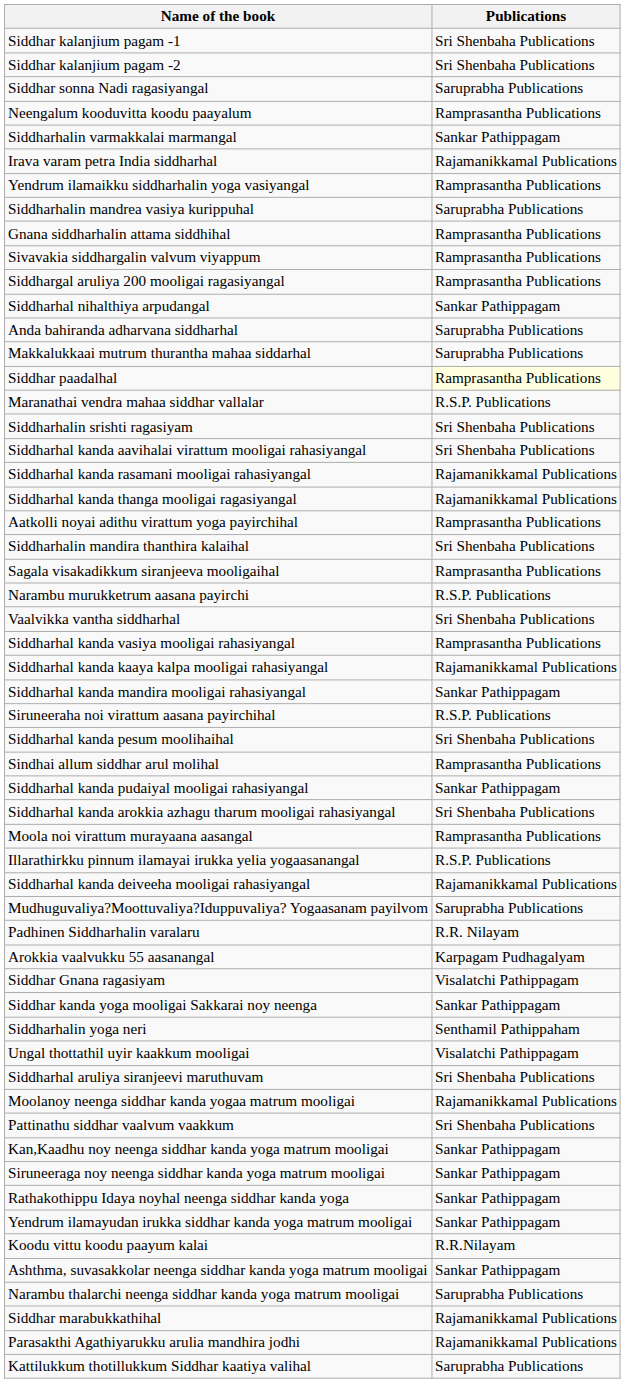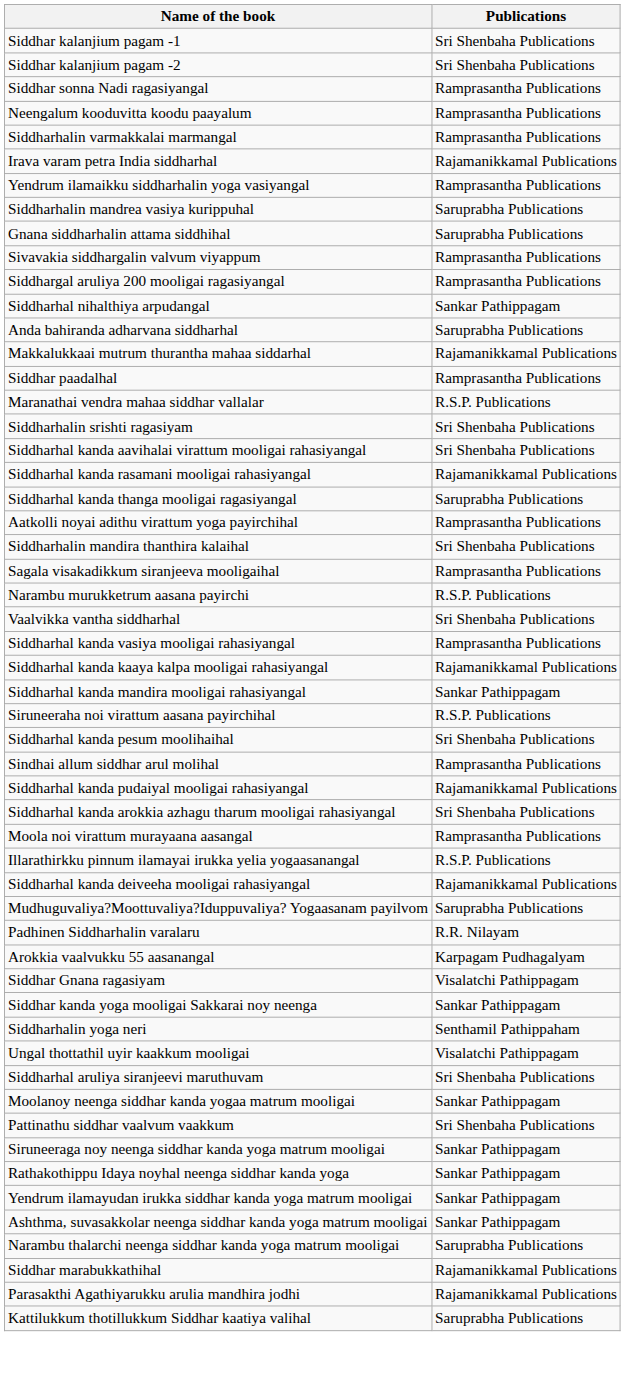(509, 88) Saruprabha Publications -> (518, 88) Ramprasantha Publications
(498, 137) Sankar Pathippagam -> (518, 137) Ramprasantha Publications
(518, 233) Ramprasantha Publications -> (509, 233) Saruprabha Publications
(509, 354) Saruprabha Publications -> (526, 354) Rajamanikkamal Publications
(518, 378) lightyellow background -> (518, 378) no background
(526, 498) Rajamanikkamal Publications -> (509, 498) Saruprabha Publications
(498, 787) Sankar Pathippagam -> (526, 787) Rajamanikkamal Publications
(526, 1101) Rajamanikkamal Publications -> (498, 1101) Sankar Pathippagam
- row: (198, 1149)
- row: (108, 1245)
